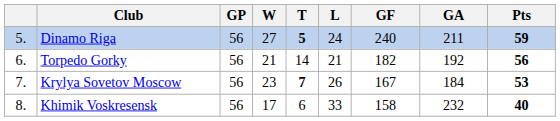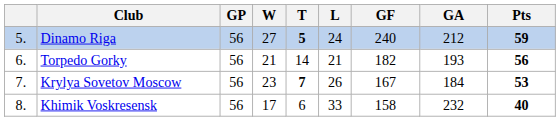(454, 37) 211 -> (454, 37) 212
(454, 60) 192 -> (454, 60) 193
